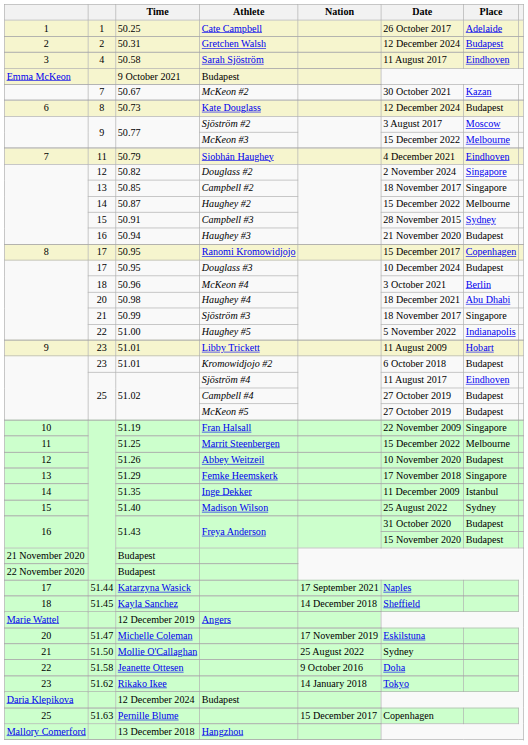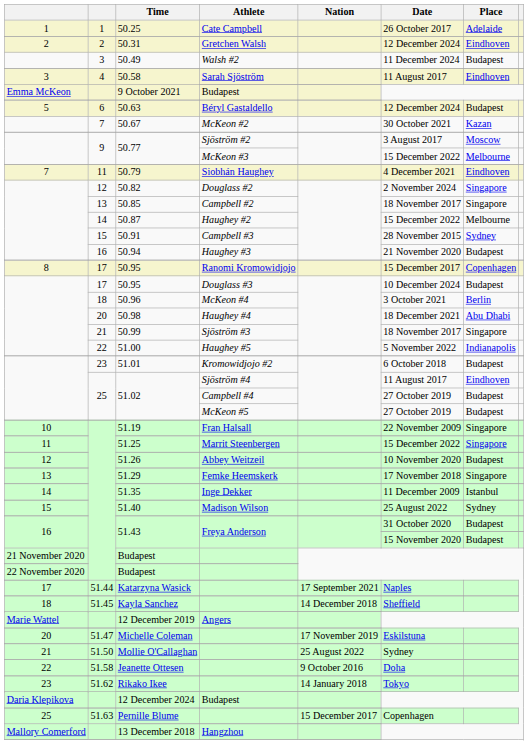(485, 44) Budapest -> (488, 44) Eindhoven
+ row: (129, 60)
+ row: (129, 108)
- row: (129, 108)
- row: (129, 348)
(488, 444) Melbourne -> (486, 444) Singapore
